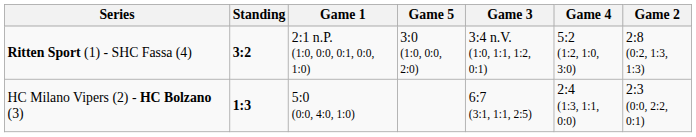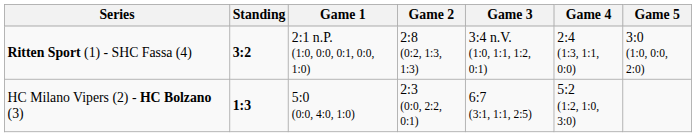columns swapped: (657, 15) <-> (431, 15)
(578, 52) 5:2 (1:2, 1:0, 3:0) -> (578, 52) 2:4 (1:3, 1:1, 0:0)
(578, 105) 2:4 (1:3, 1:1, 0:0) -> (578, 105) 5:2 (1:2, 1:0, 3:0)
